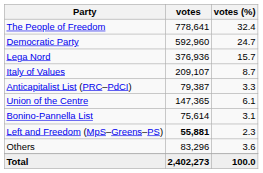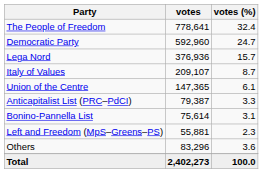rows swapped: (47, 101) <-> (69, 87)
(195, 131) bold -> (195, 131) normal
